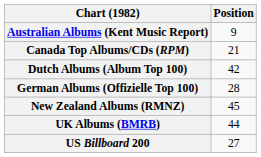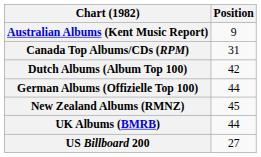(234, 50) 21 -> (234, 50) 31
(234, 87) 28 -> (234, 87) 44
